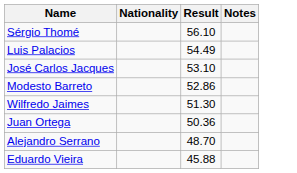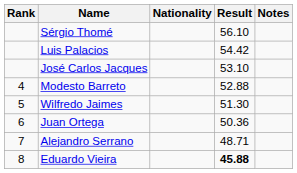+ column: (21, 13)
(201, 50) 54.49 -> (235, 50) 54.42
(201, 86) 52.86 -> (235, 86) 52.88
(201, 141) 48.70 -> (235, 141) 48.71
(201, 159) normal -> (235, 159) bold
